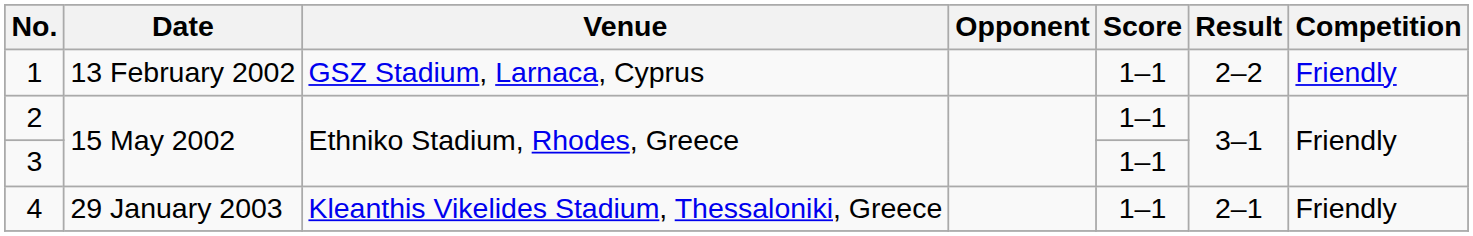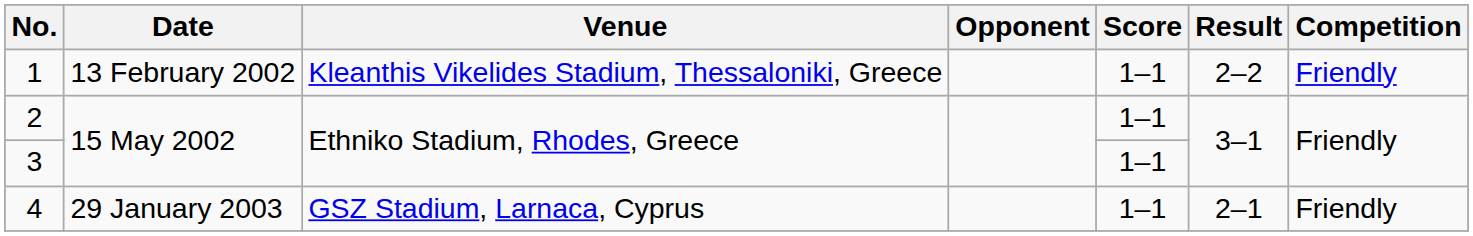(506, 72) GSZ Stadium, Larnaca, Cyprus -> (625, 72) Kleanthis Vikelides Stadium, Thessaloniki, Greece
(625, 207) Kleanthis Vikelides Stadium, Thessaloniki, Greece -> (506, 207) GSZ Stadium, Larnaca, Cyprus
